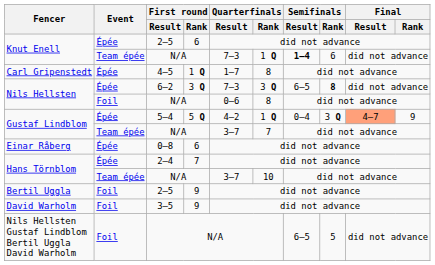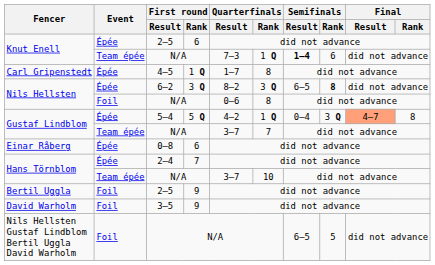(231, 86) 7–3 -> (231, 86) 8–2
(413, 116) 9 -> (413, 116) 8
